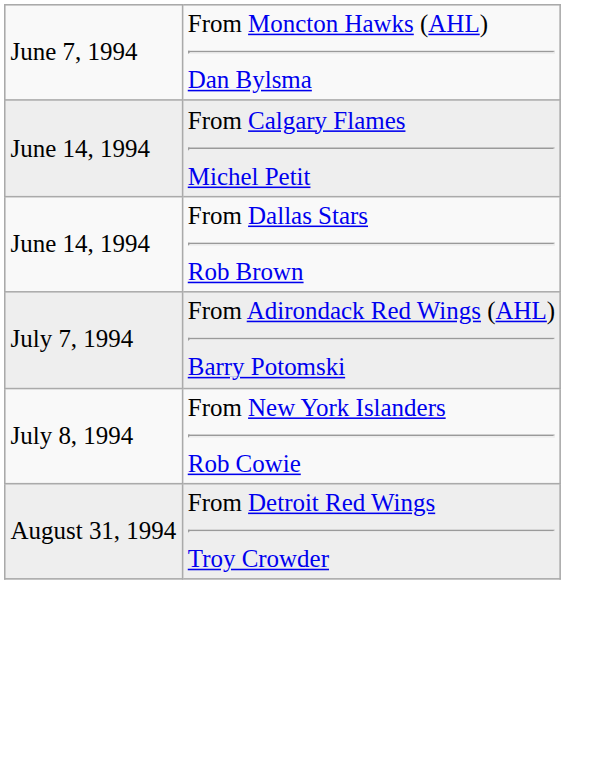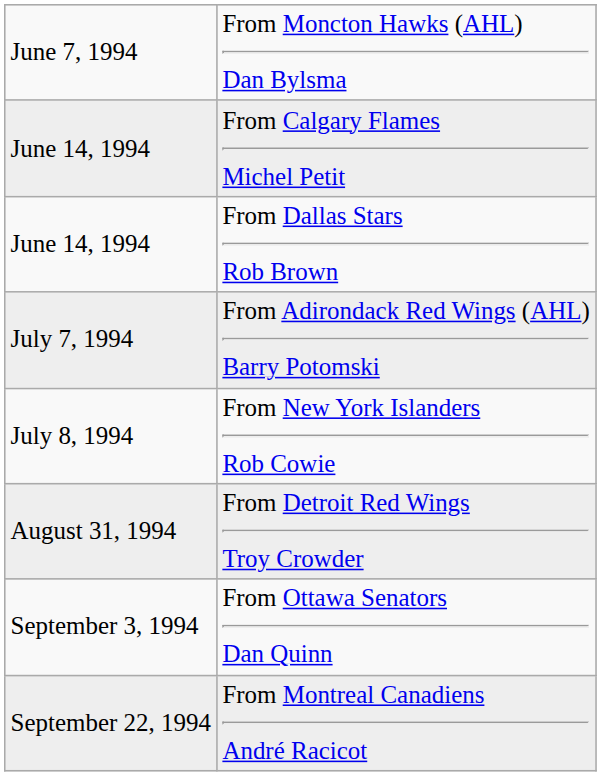+ row: (406, 626)
+ row: (406, 722)
